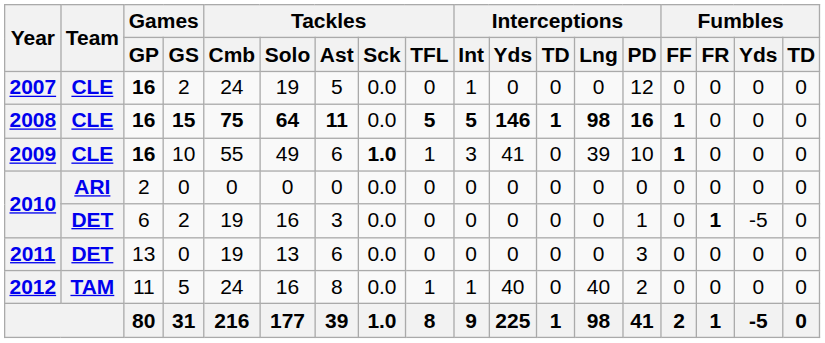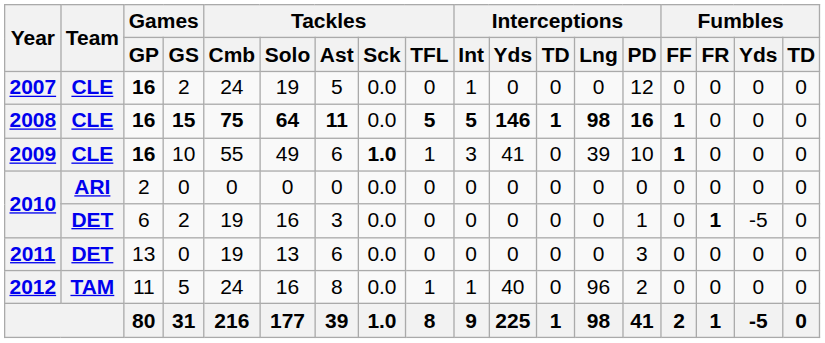(599, 287) 40 -> (599, 287) 96
